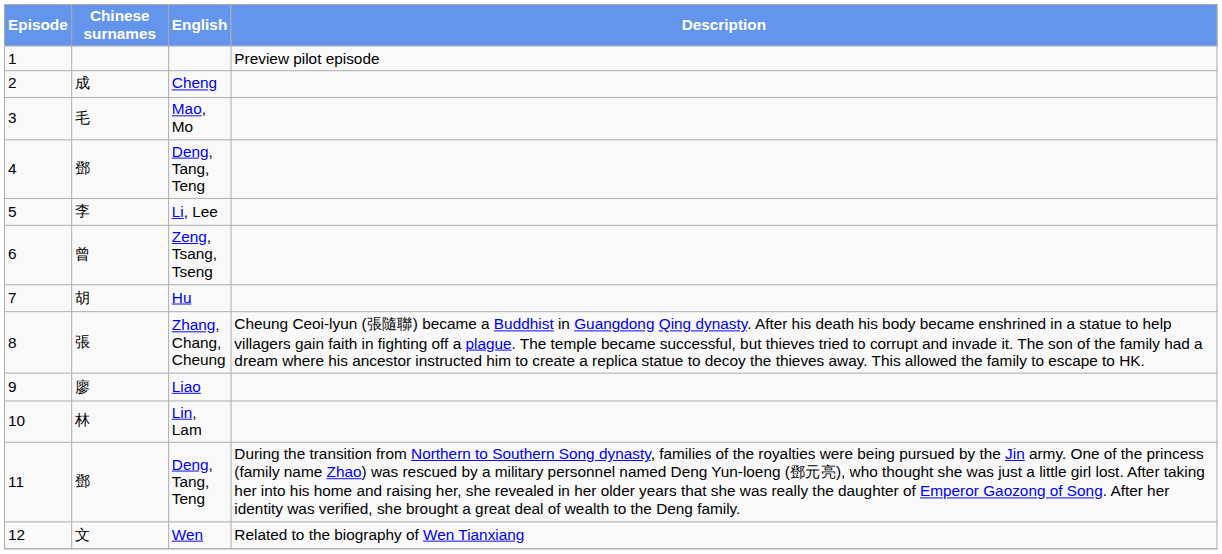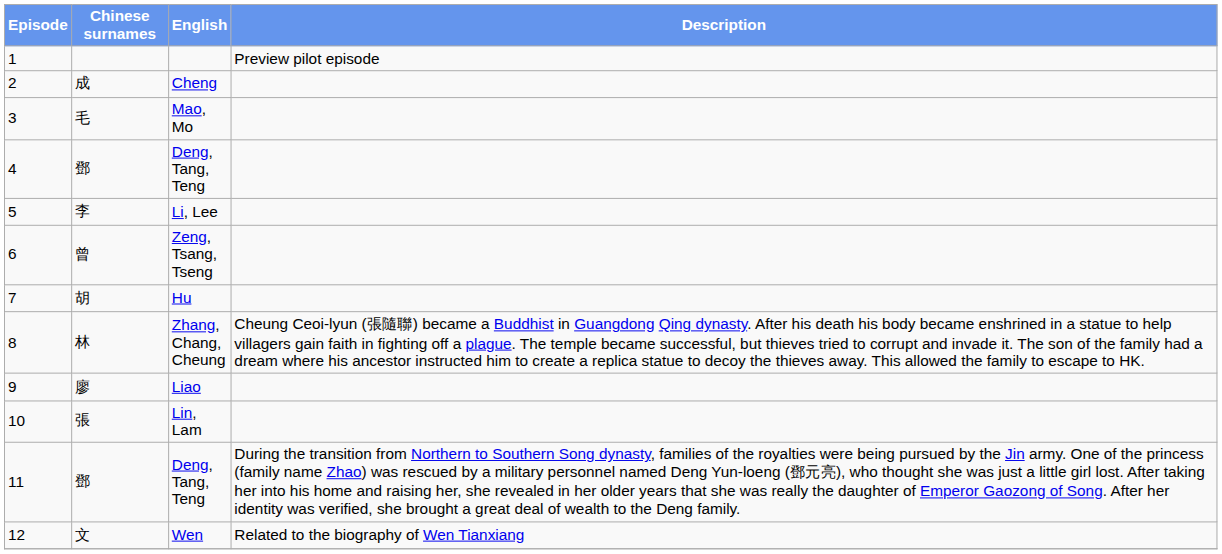(83, 342) 張 -> (83, 342) 林
(83, 421) 林 -> (83, 421) 張
